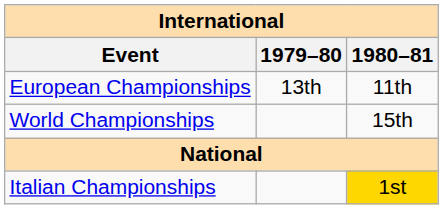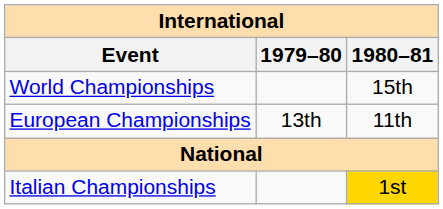rows swapped: (112, 120) <-> (130, 87)
